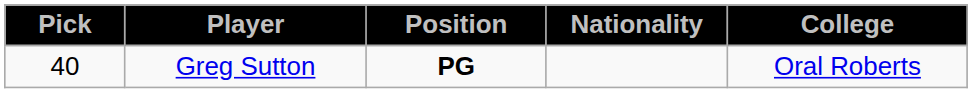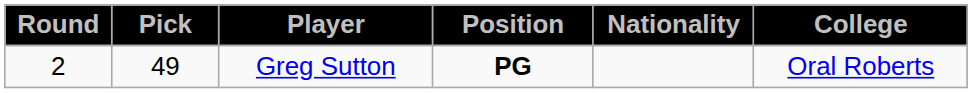+ column: (58, 25)
(65, 66) 40 -> (165, 66) 49
